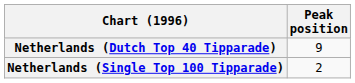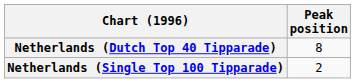(319, 48) 9 -> (319, 48) 8
